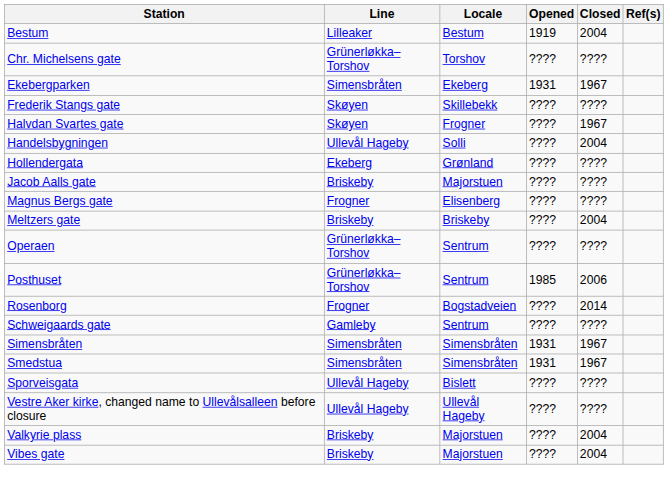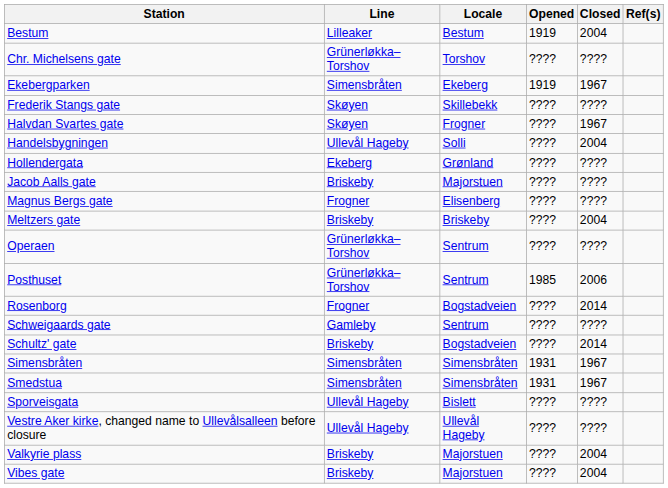(543, 85) 1931 -> (543, 85) 1919
+ row: (42, 344)
